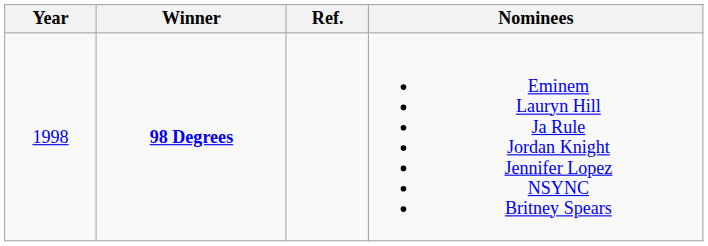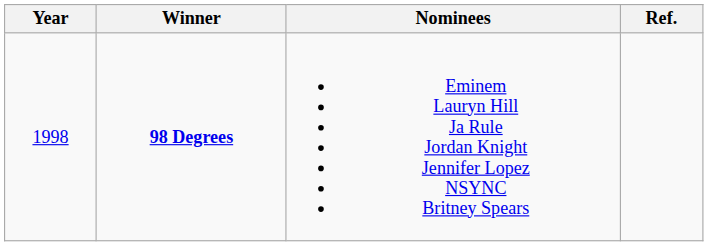columns swapped: (536, 18) <-> (328, 18)
